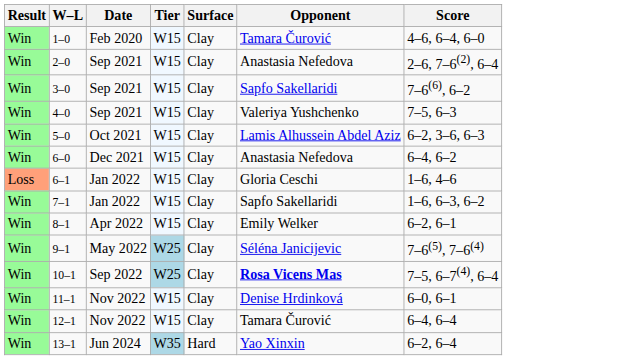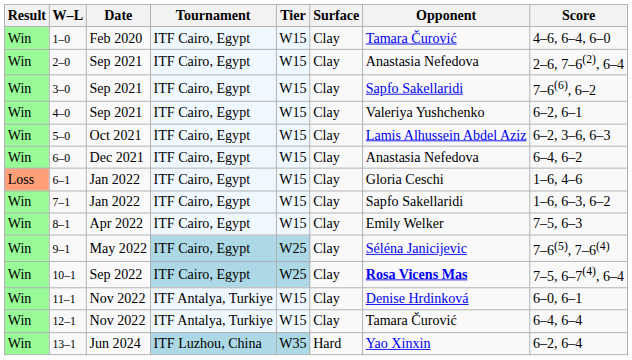+ column: (213, 15)
(432, 112) 7–5, 6–3 -> (558, 112) 6–2, 6–1
(432, 224) 6–2, 6–1 -> (558, 224) 7–5, 6–3
